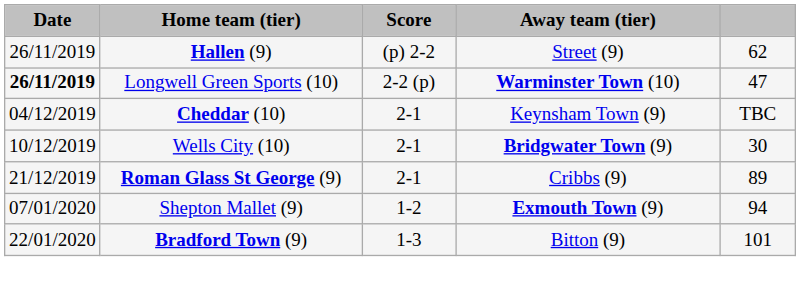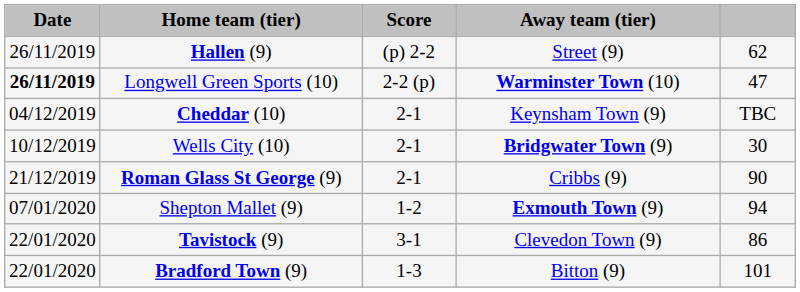(758, 177) 89 -> (758, 177) 90
+ row: (231, 240)
